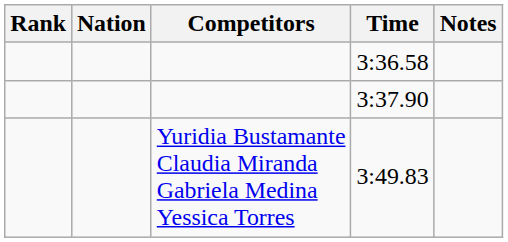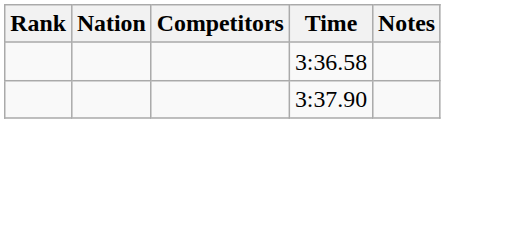- row: (393, 177)
